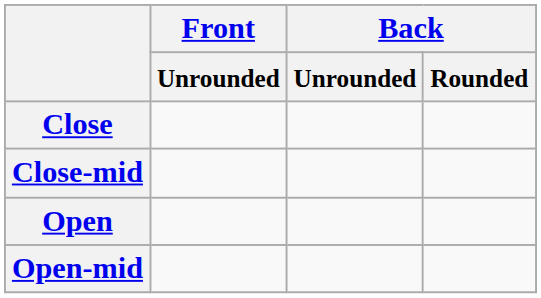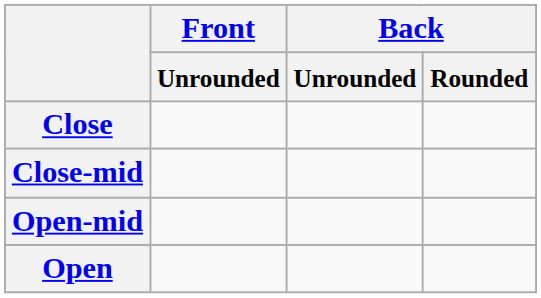rows swapped: (77, 268) <-> (77, 220)
